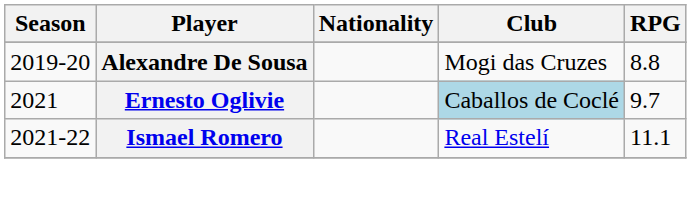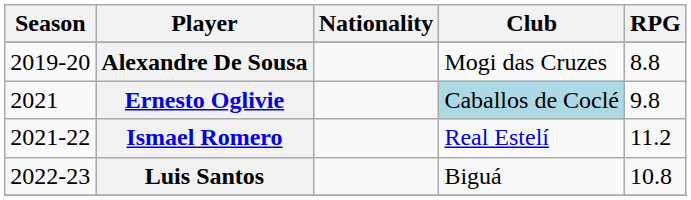(645, 99) 9.7 -> (645, 99) 9.8
(651, 137) 11.1 -> (651, 137) 11.2
+ row: (204, 175)
